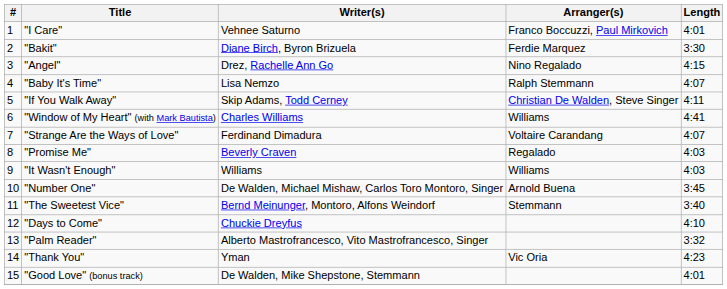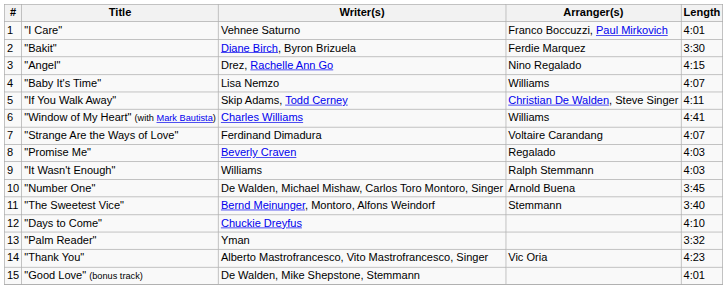(551, 83) Ralph Stemmann -> (529, 83) Williams
(529, 170) Williams -> (551, 170) Ralph Stemmann
(355, 240) Alberto Mastrofrancesco, Vito Mastrofrancesco, Singer -> (235, 240) Yman
(235, 258) Yman -> (355, 258) Alberto Mastrofrancesco, Vito Mastrofrancesco, Singer
